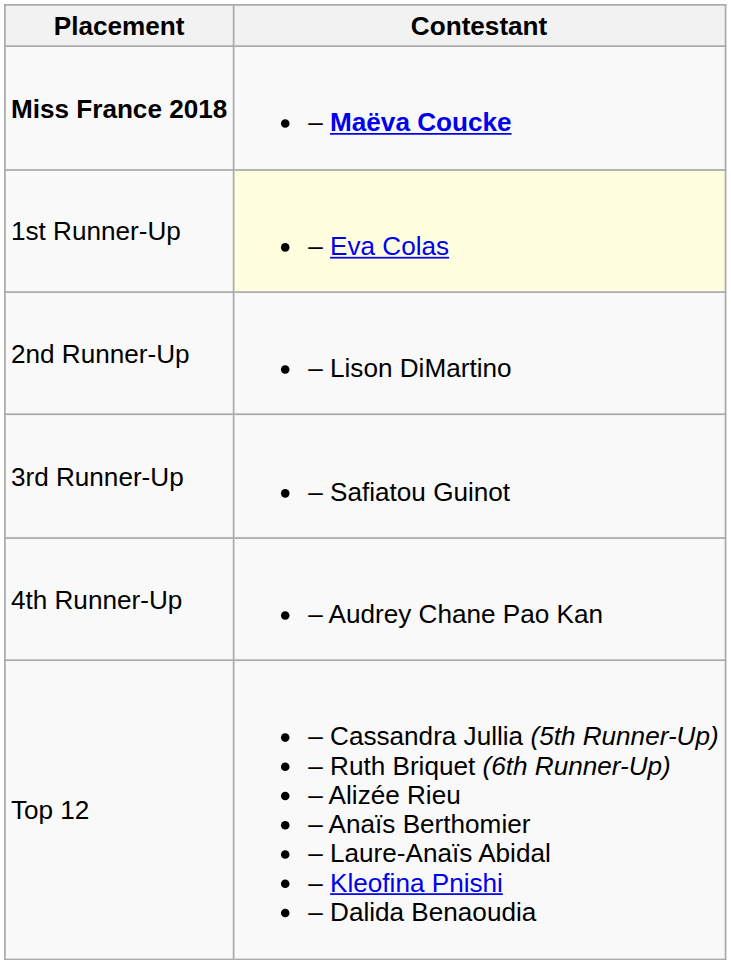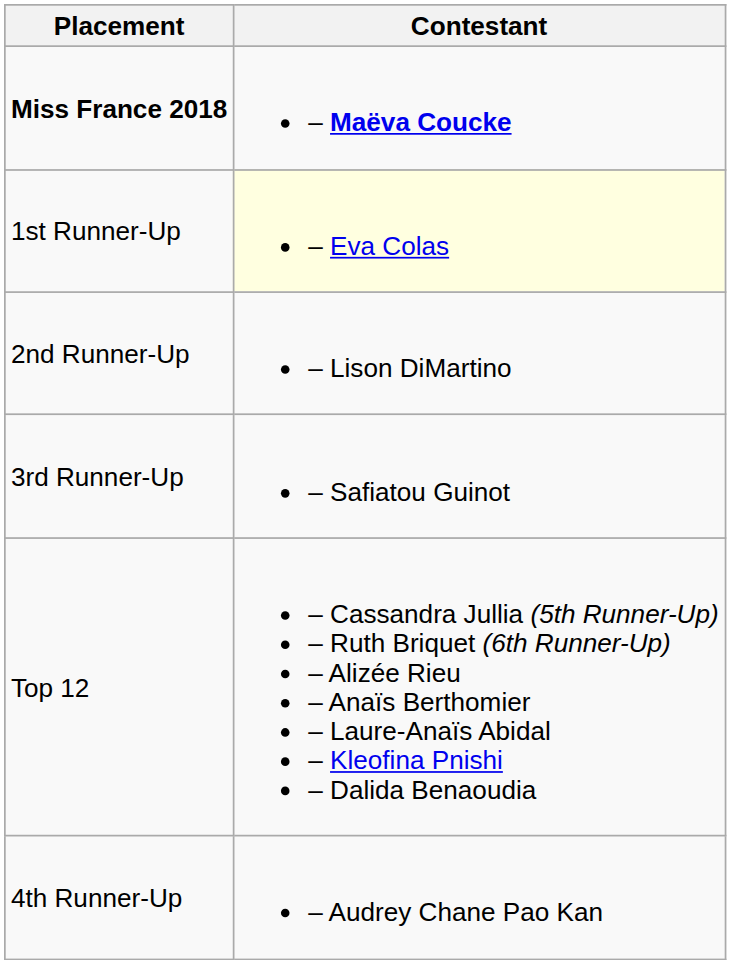rows swapped: (97, 599) <-> (50, 810)
